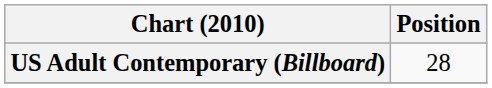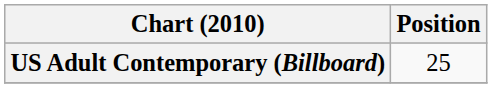(439, 62) 28 -> (439, 62) 25
